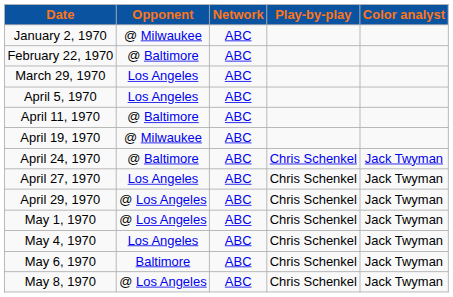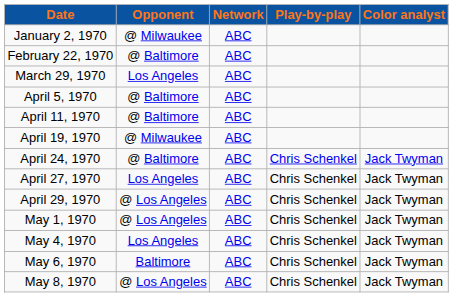(163, 96) Los Angeles -> (163, 96) @ Baltimore
